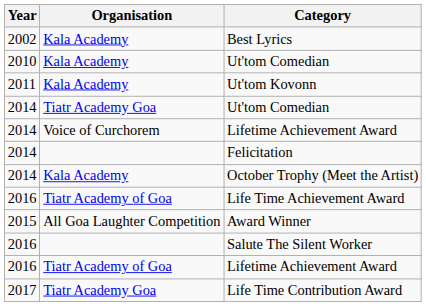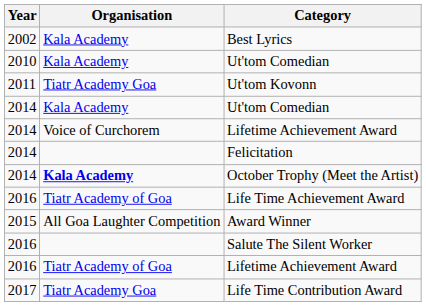(86, 84) Kala Academy -> (100, 84) Tiatr Academy Goa
(100, 107) Tiatr Academy Goa -> (86, 107) Kala Academy
(86, 175) normal -> (88, 175) bold
